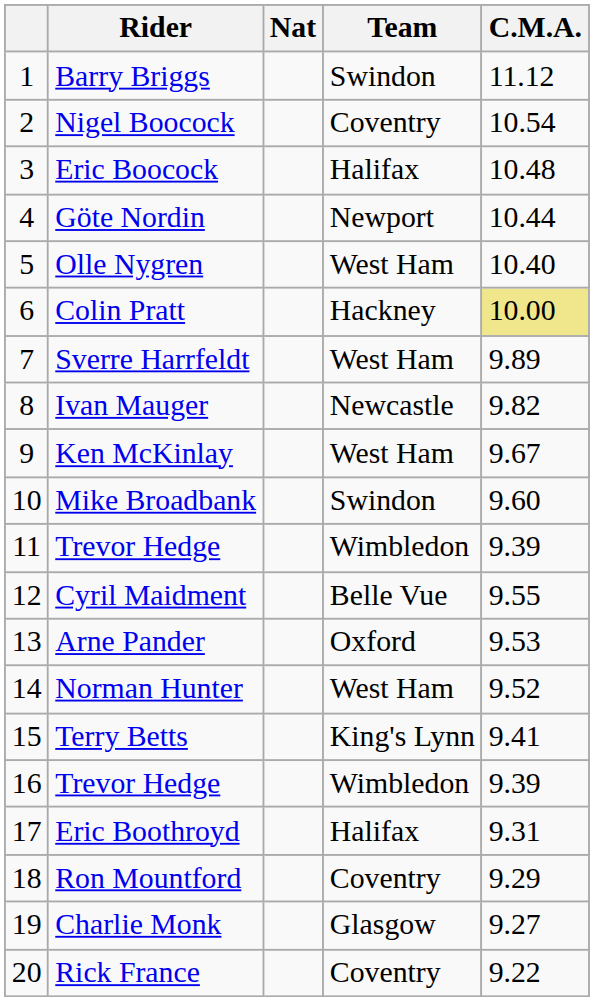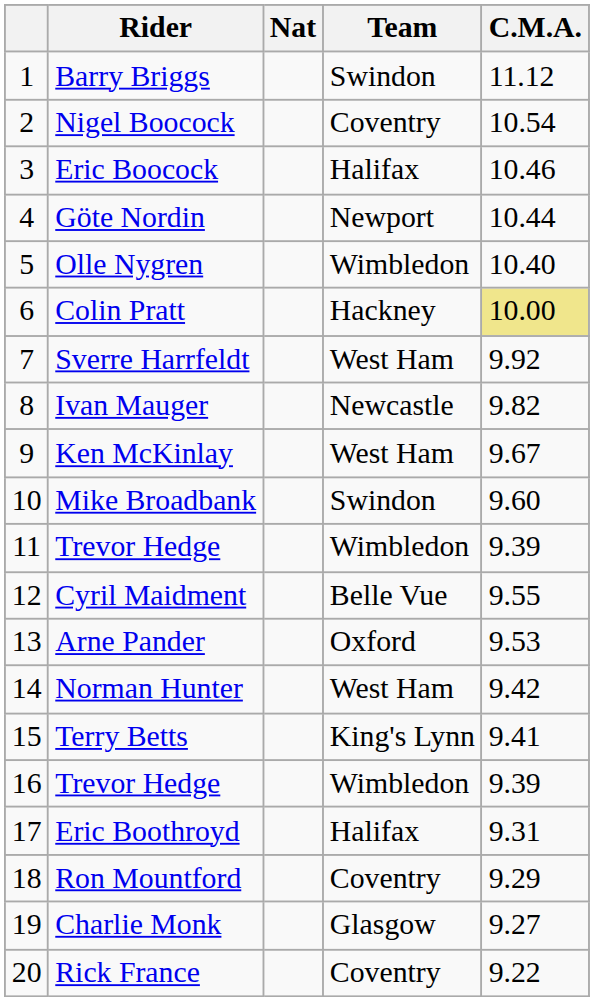(522, 169) 10.48 -> (522, 169) 10.46
(392, 264) West Ham -> (400, 264) Wimbledon
(515, 358) 9.89 -> (515, 358) 9.92
(515, 688) 9.52 -> (515, 688) 9.42
